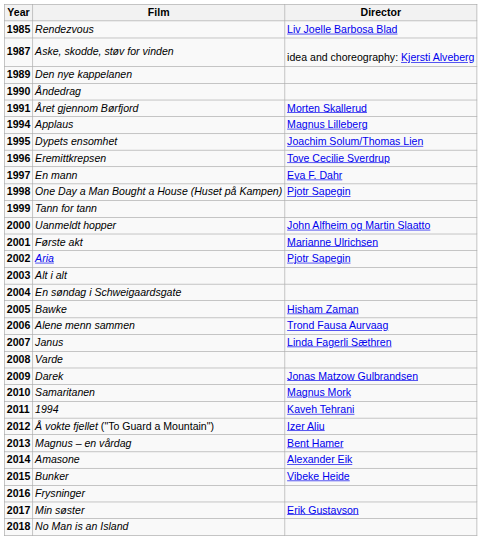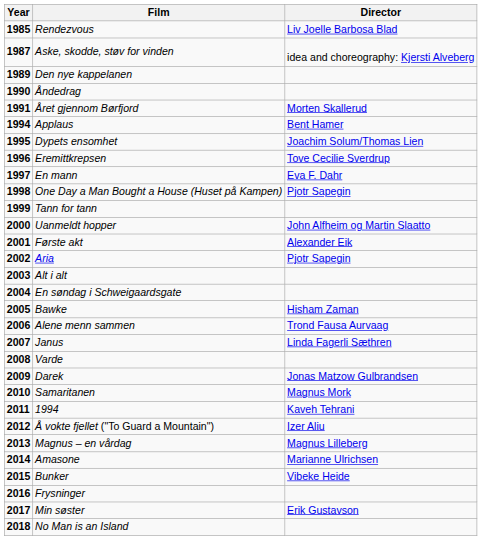(327, 125) Magnus Lilleberg -> (315, 125) Bent Hamer
(333, 242) Marianne Ulrichsen -> (320, 242) Alexander Eik
(315, 443) Bent Hamer -> (327, 443) Magnus Lilleberg
(320, 460) Alexander Eik -> (333, 460) Marianne Ulrichsen
